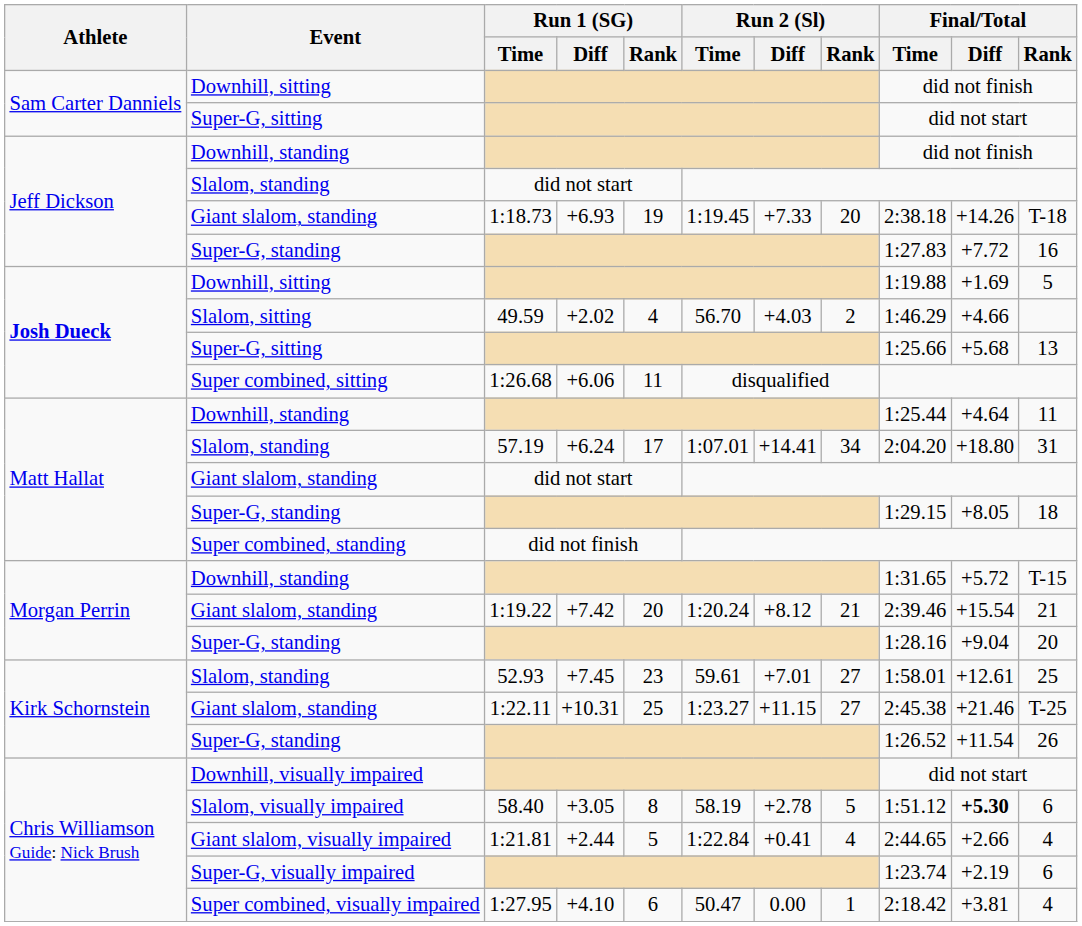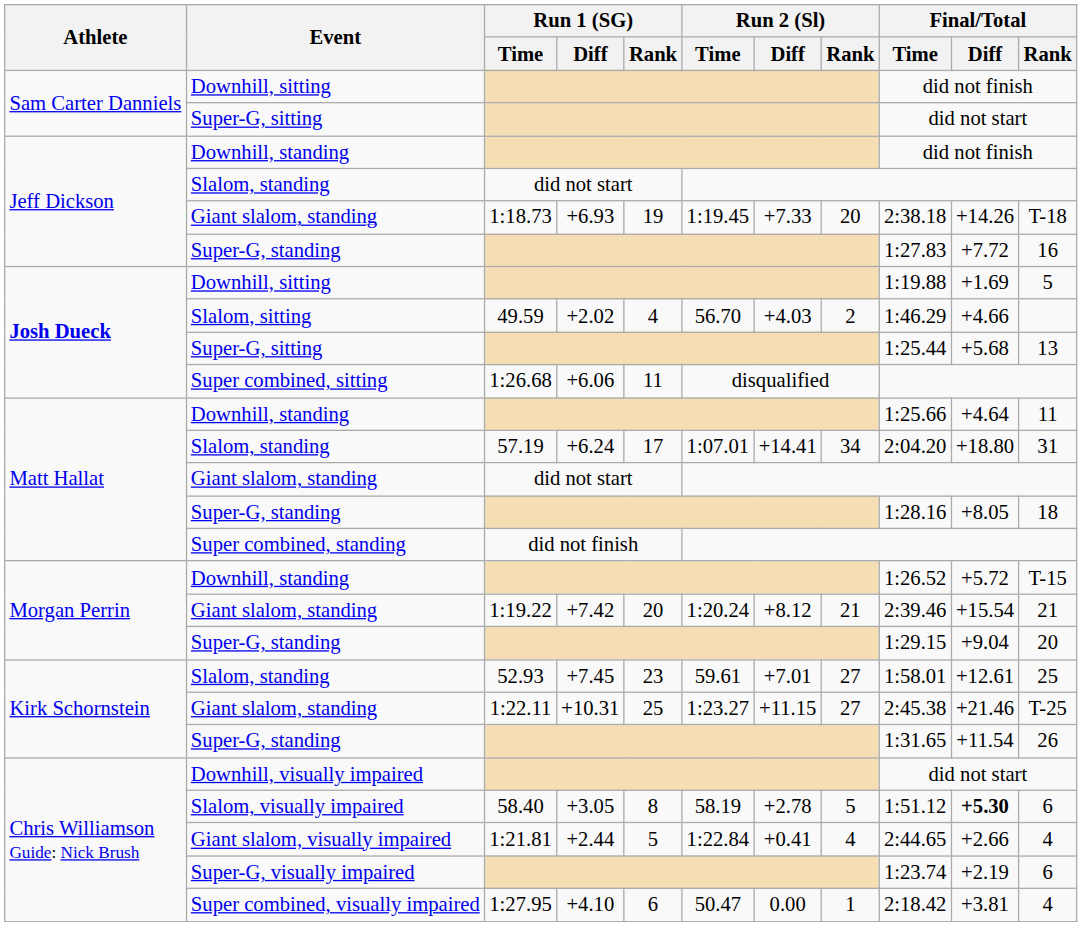(915, 348) 1:25.66 -> (915, 348) 1:25.44
(915, 413) 1:25.44 -> (915, 413) 1:25.66
(915, 511) 1:29.15 -> (915, 511) 1:28.16
(915, 577) 1:31.65 -> (915, 577) 1:26.52
(915, 642) 1:28.16 -> (915, 642) 1:29.15
(915, 741) 1:26.52 -> (915, 741) 1:31.65
